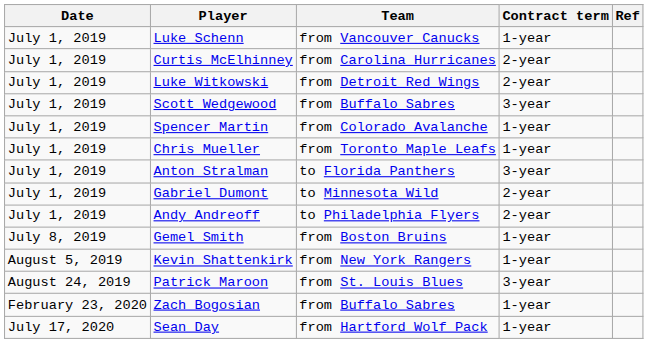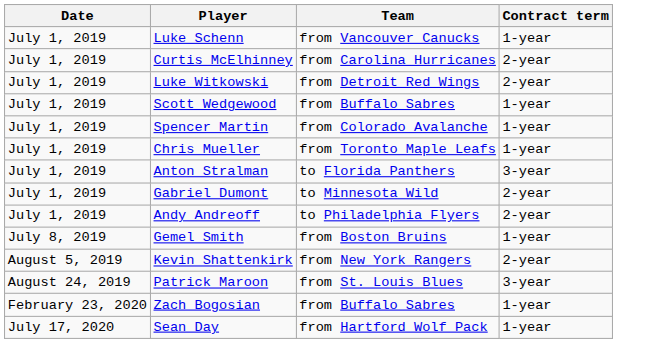- column: (628, 16)
(527, 105) 3-year -> (527, 105) 1-year
(527, 260) 1-year -> (527, 260) 2-year
